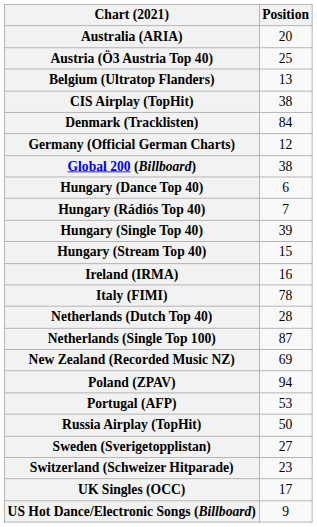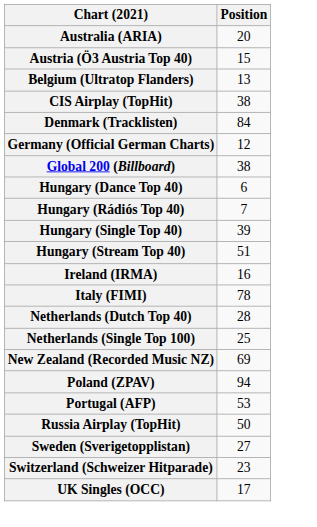(286, 58) 25 -> (244, 58) 15
(286, 252) 15 -> (244, 252) 51
(286, 338) 87 -> (244, 338) 25
- row: (132, 511)
